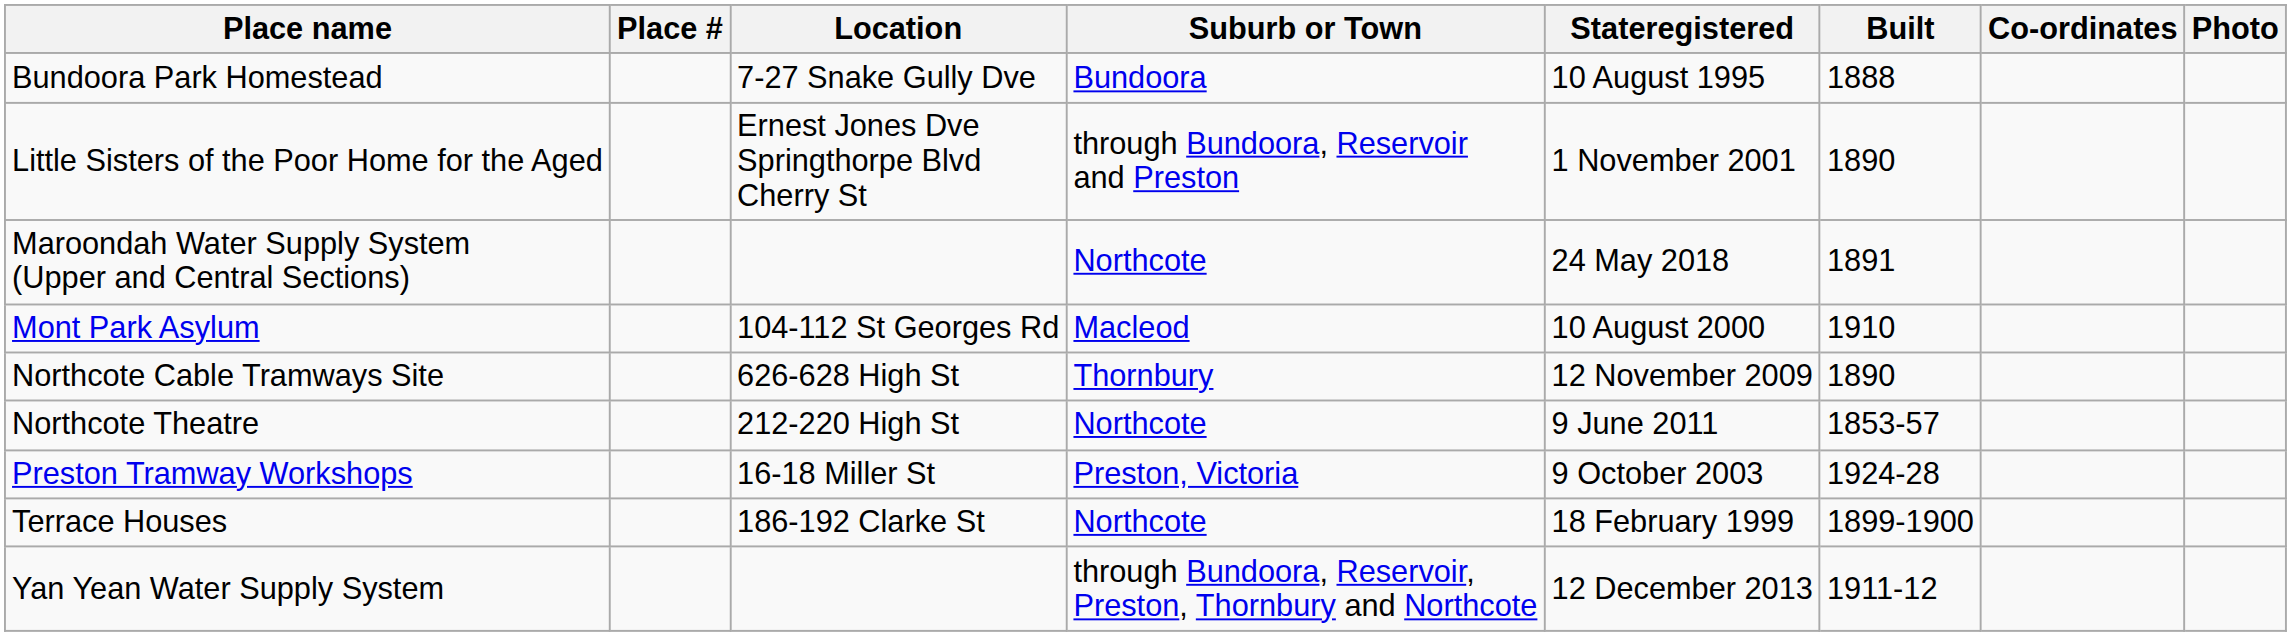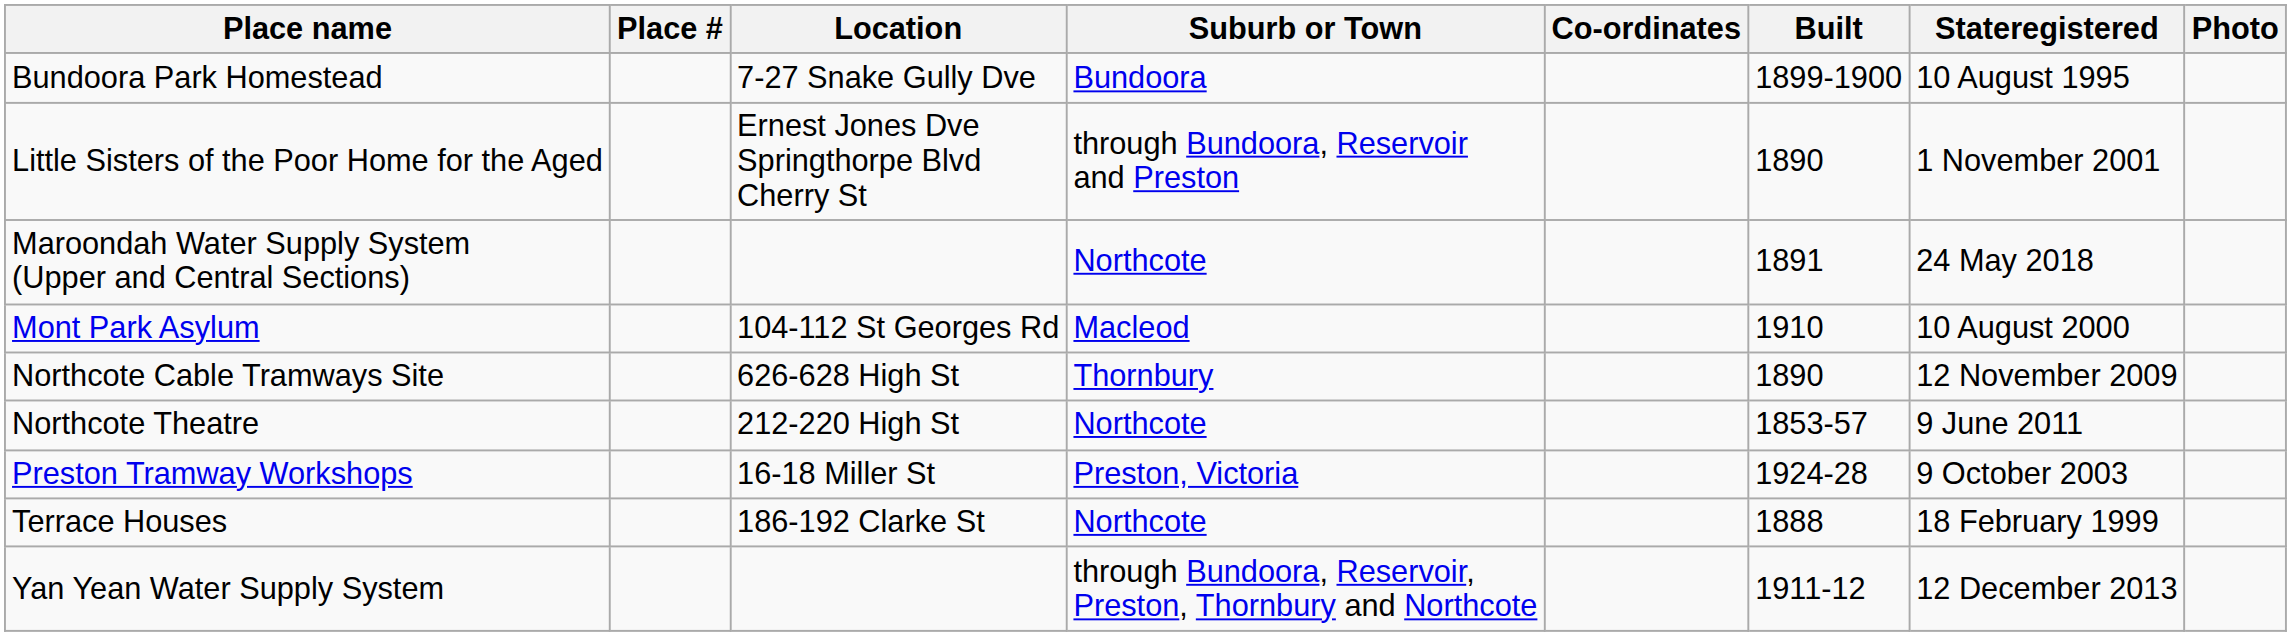columns swapped: (2083, 28) <-> (1682, 28)
(1861, 77) 1888 -> (1829, 77) 1899-1900
(1900, 522) 1899-1900 -> (1789, 522) 1888
